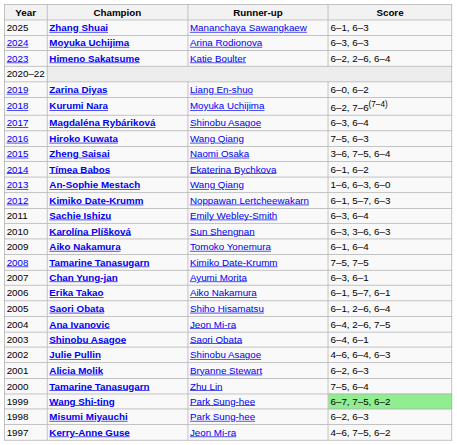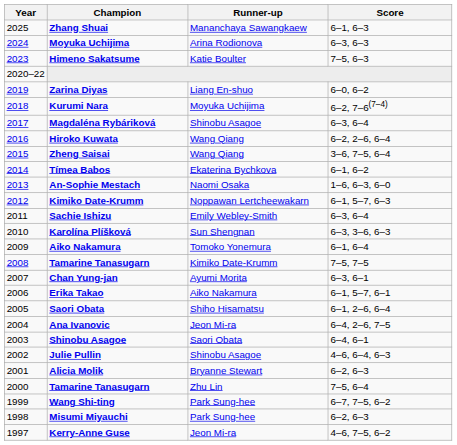(360, 59) 6–2, 2–6, 6–4 -> (350, 59) 7–5, 6–3
(350, 139) 7–5, 6–3 -> (360, 139) 6–2, 2–6, 6–4
(220, 154) Naomi Osaka -> (217, 154) Wang Qiang
(217, 185) Wang Qiang -> (220, 185) Naomi Osaka
(360, 402) lightgreen background -> (360, 402) no background
